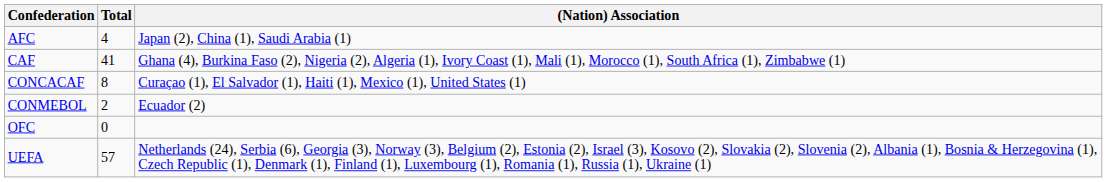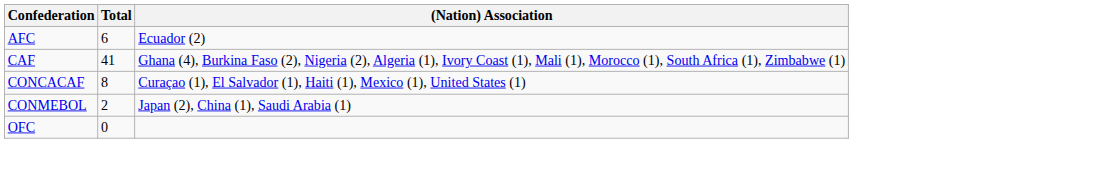(105, 37) 4 -> (105, 37) 6
(245, 37) Japan (2), China (1), Saudi Arabia (1) -> (172, 37) Ecuador (2)
(172, 104) Ecuador (2) -> (245, 104) Japan (2), China (1), Saudi Arabia (1)
- row: (26, 157)
